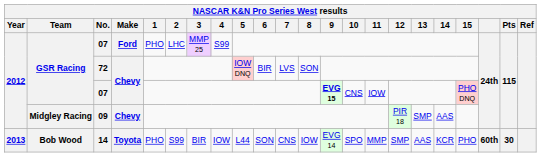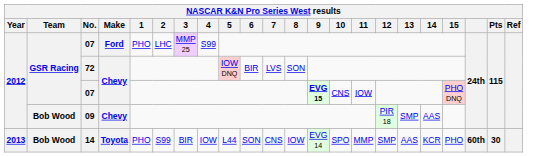(61, 116) Midgley Racing -> (54, 116) Bob Wood
